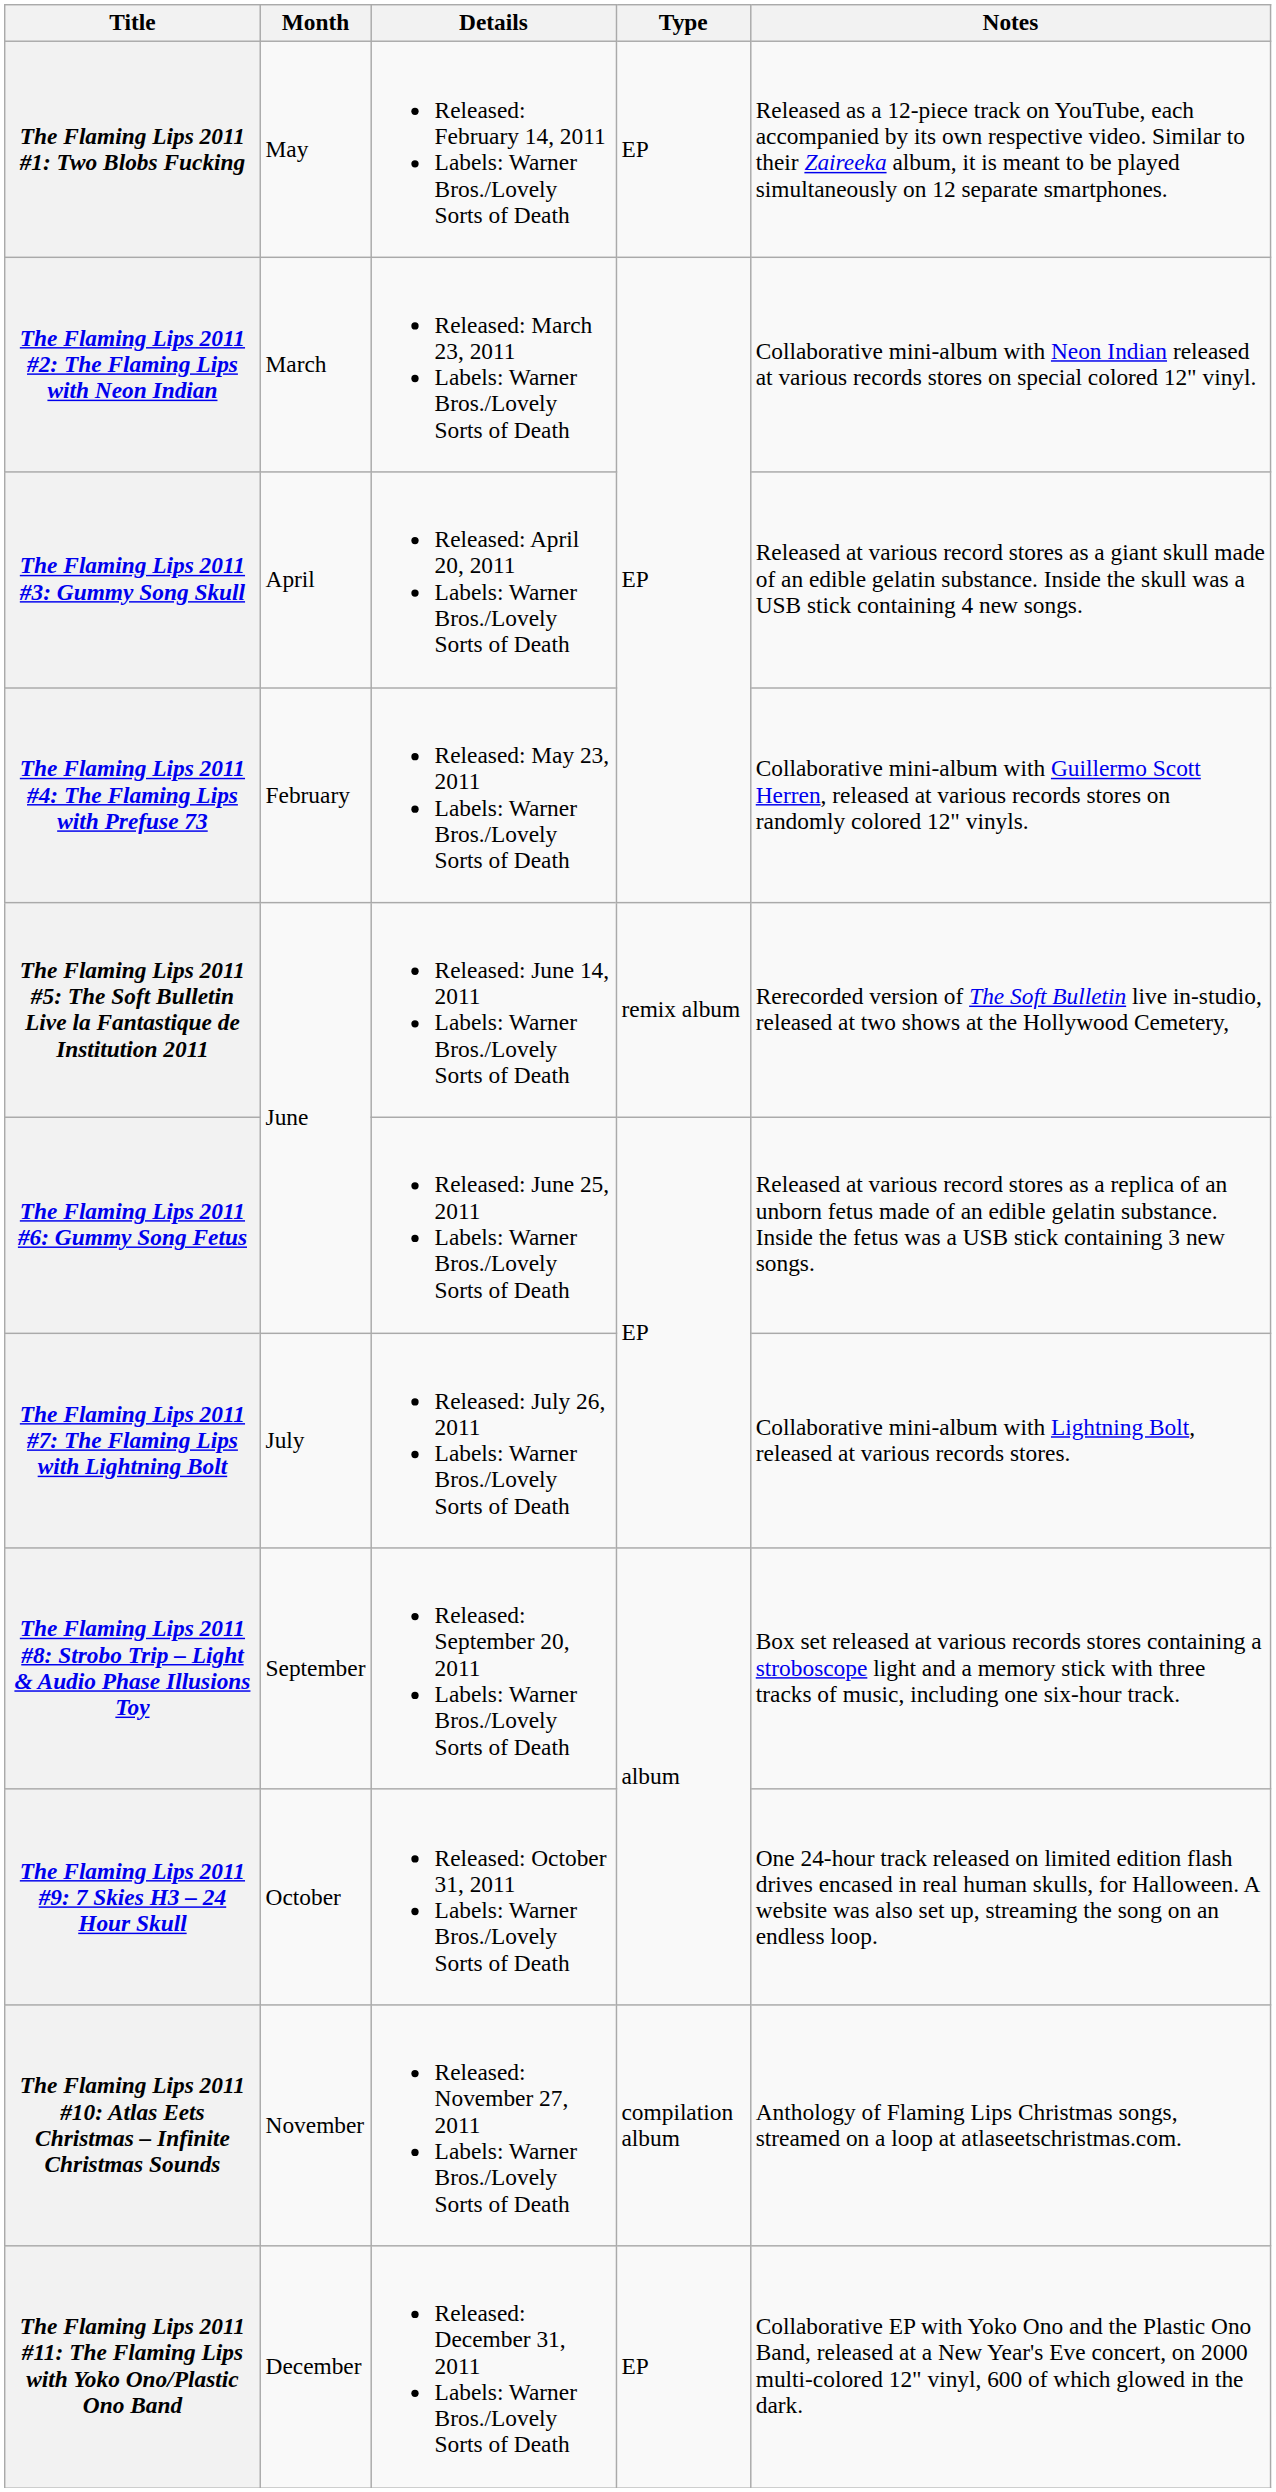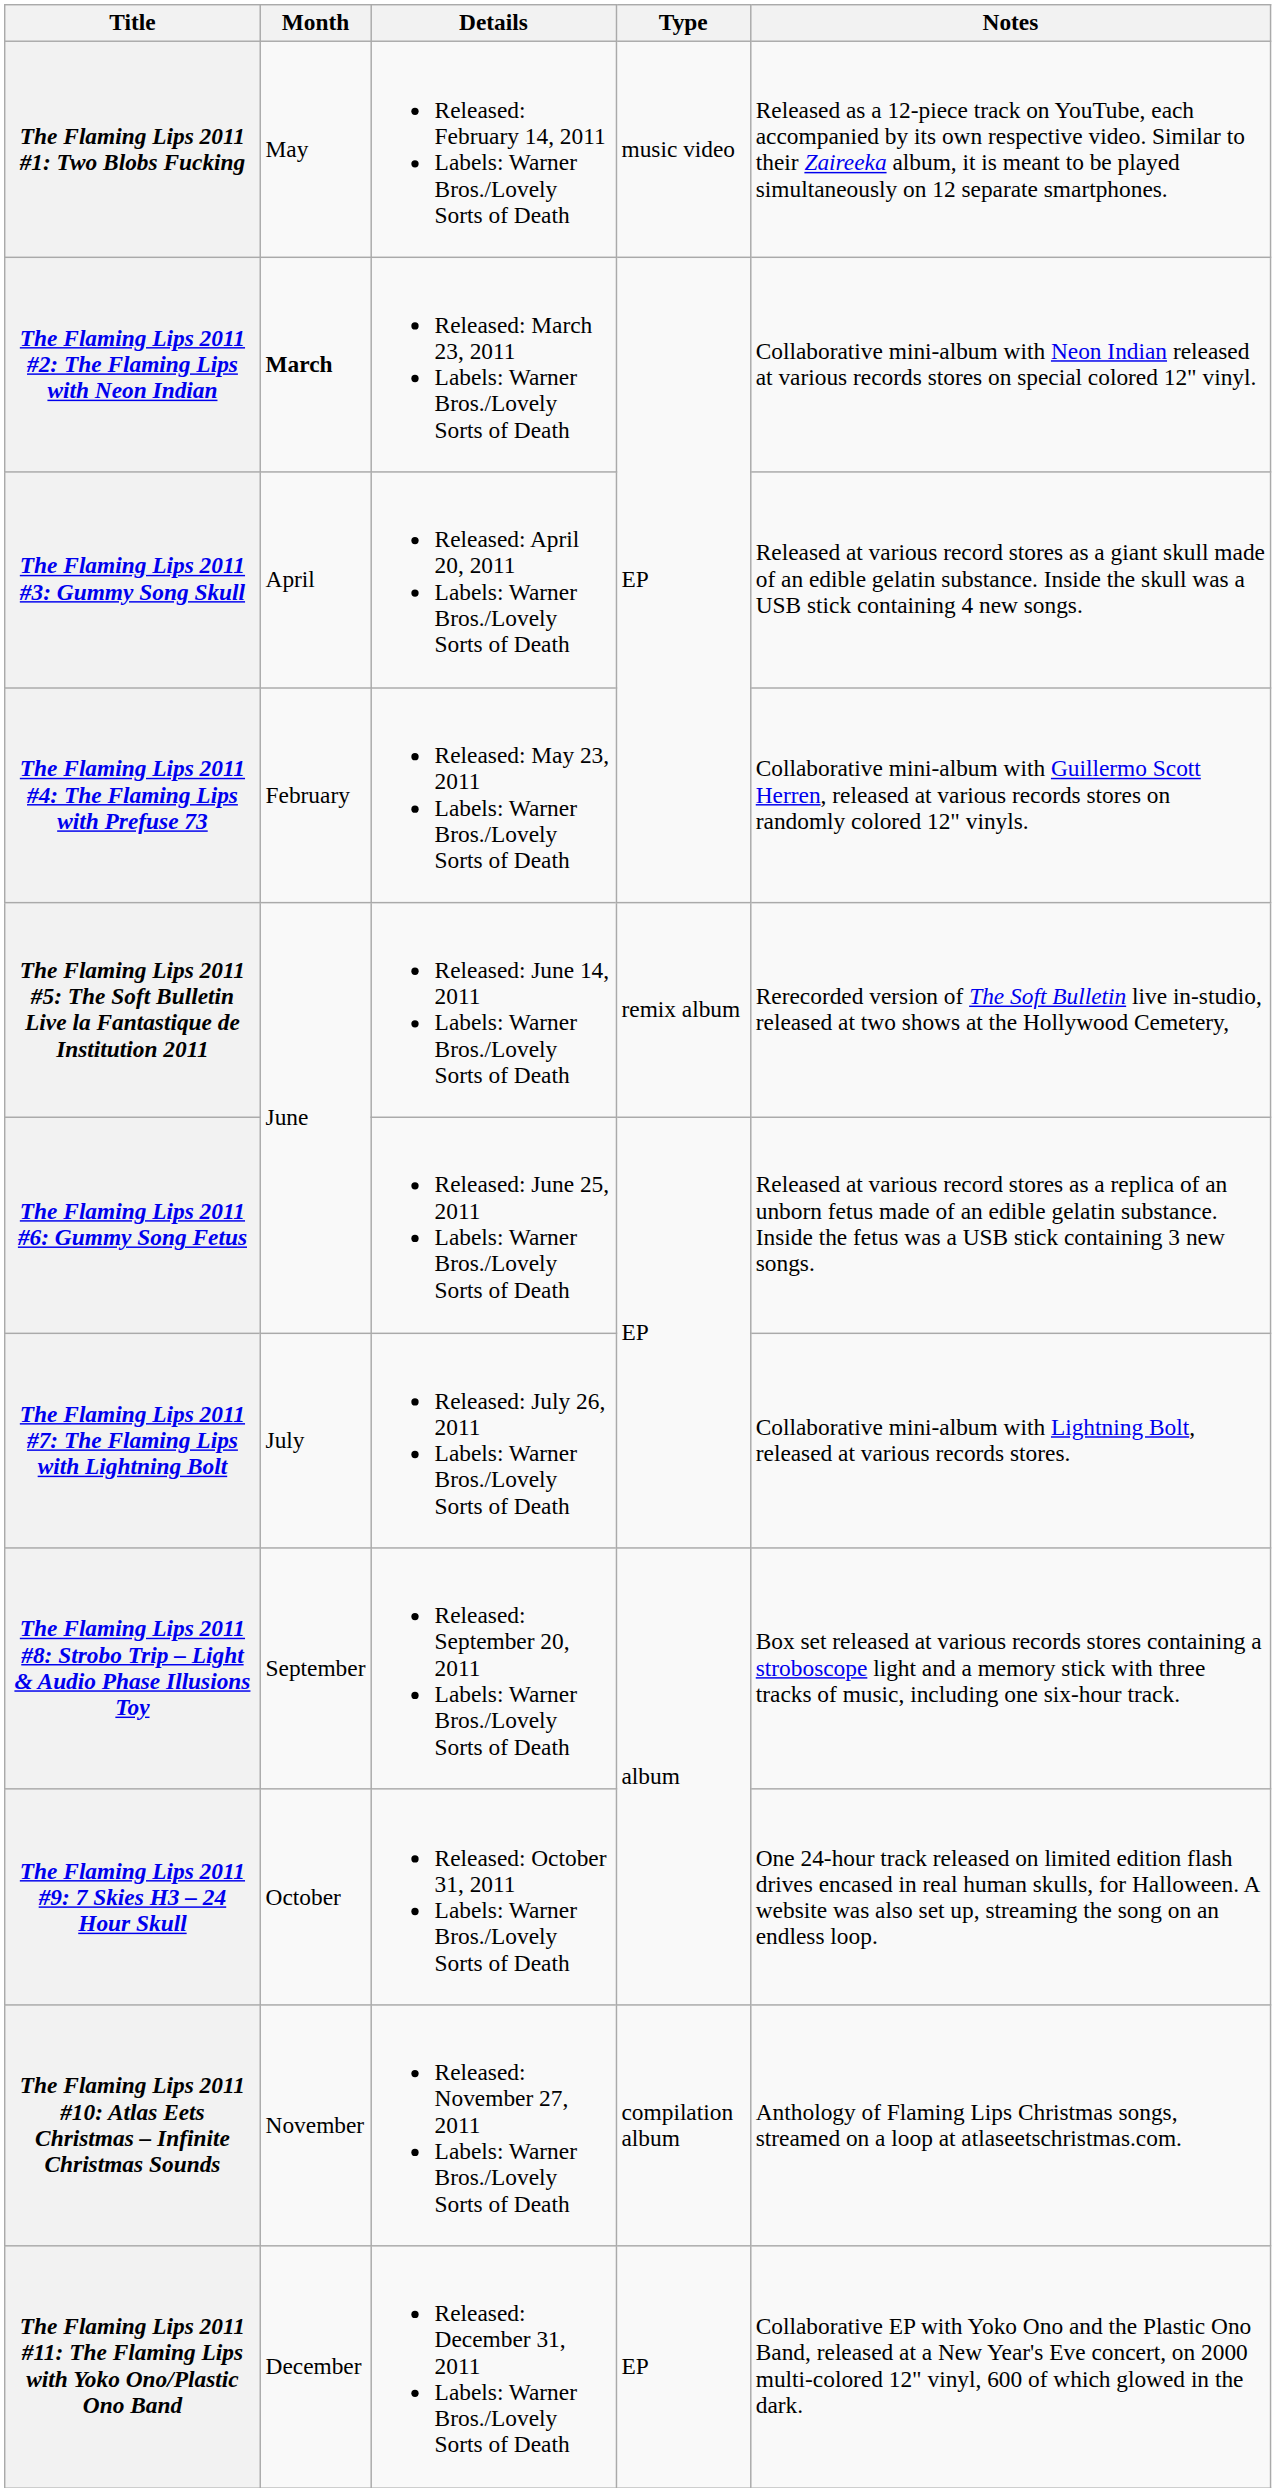(635, 149) EP -> (678, 149) music video
(296, 364) normal -> (299, 364) bold
